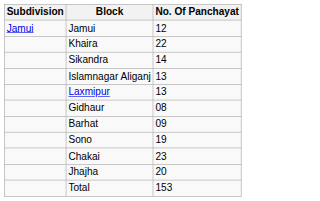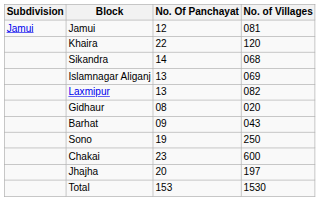+ column: (278, 12)
